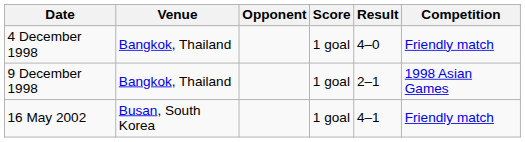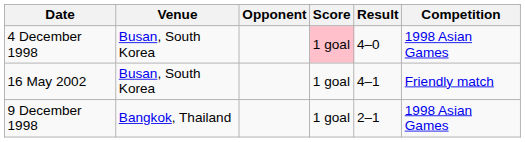(175, 44) Bangkok, Thailand -> (160, 44) Busan, South Korea
(331, 44) no background -> (331, 44) pink background
(449, 44) Friendly match -> (438, 44) 1998 Asian Games
rows swapped: (45, 81) <-> (47, 118)
